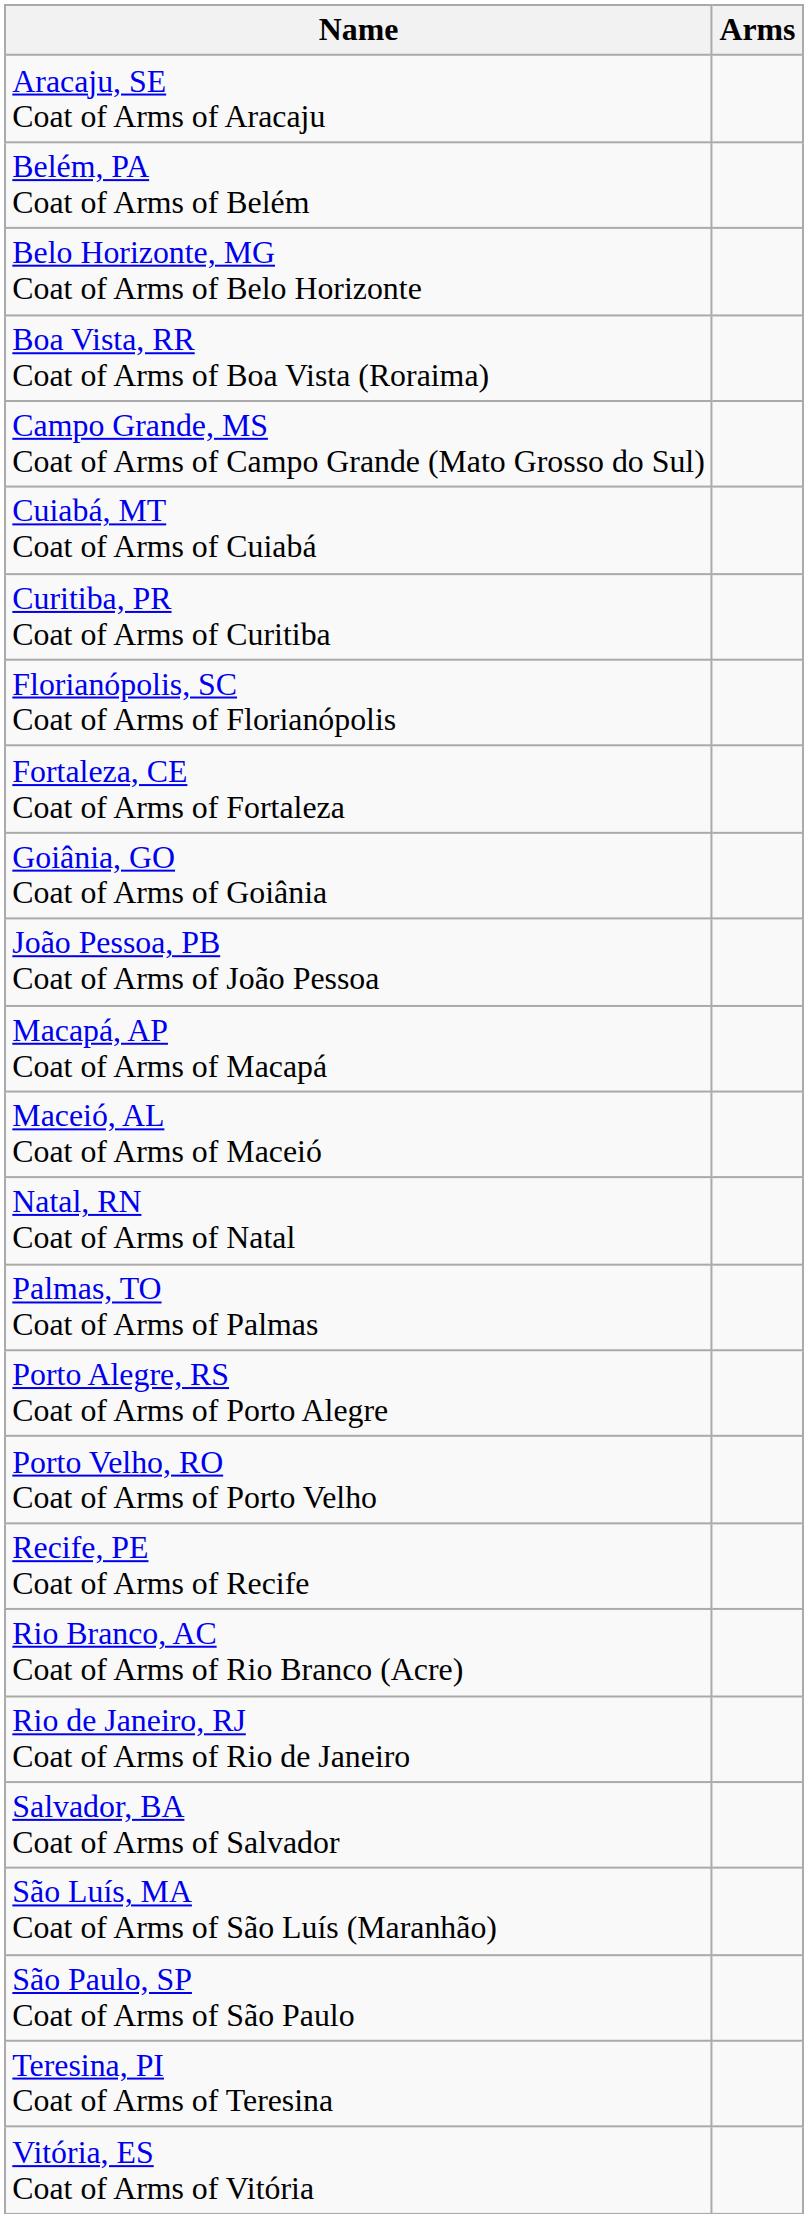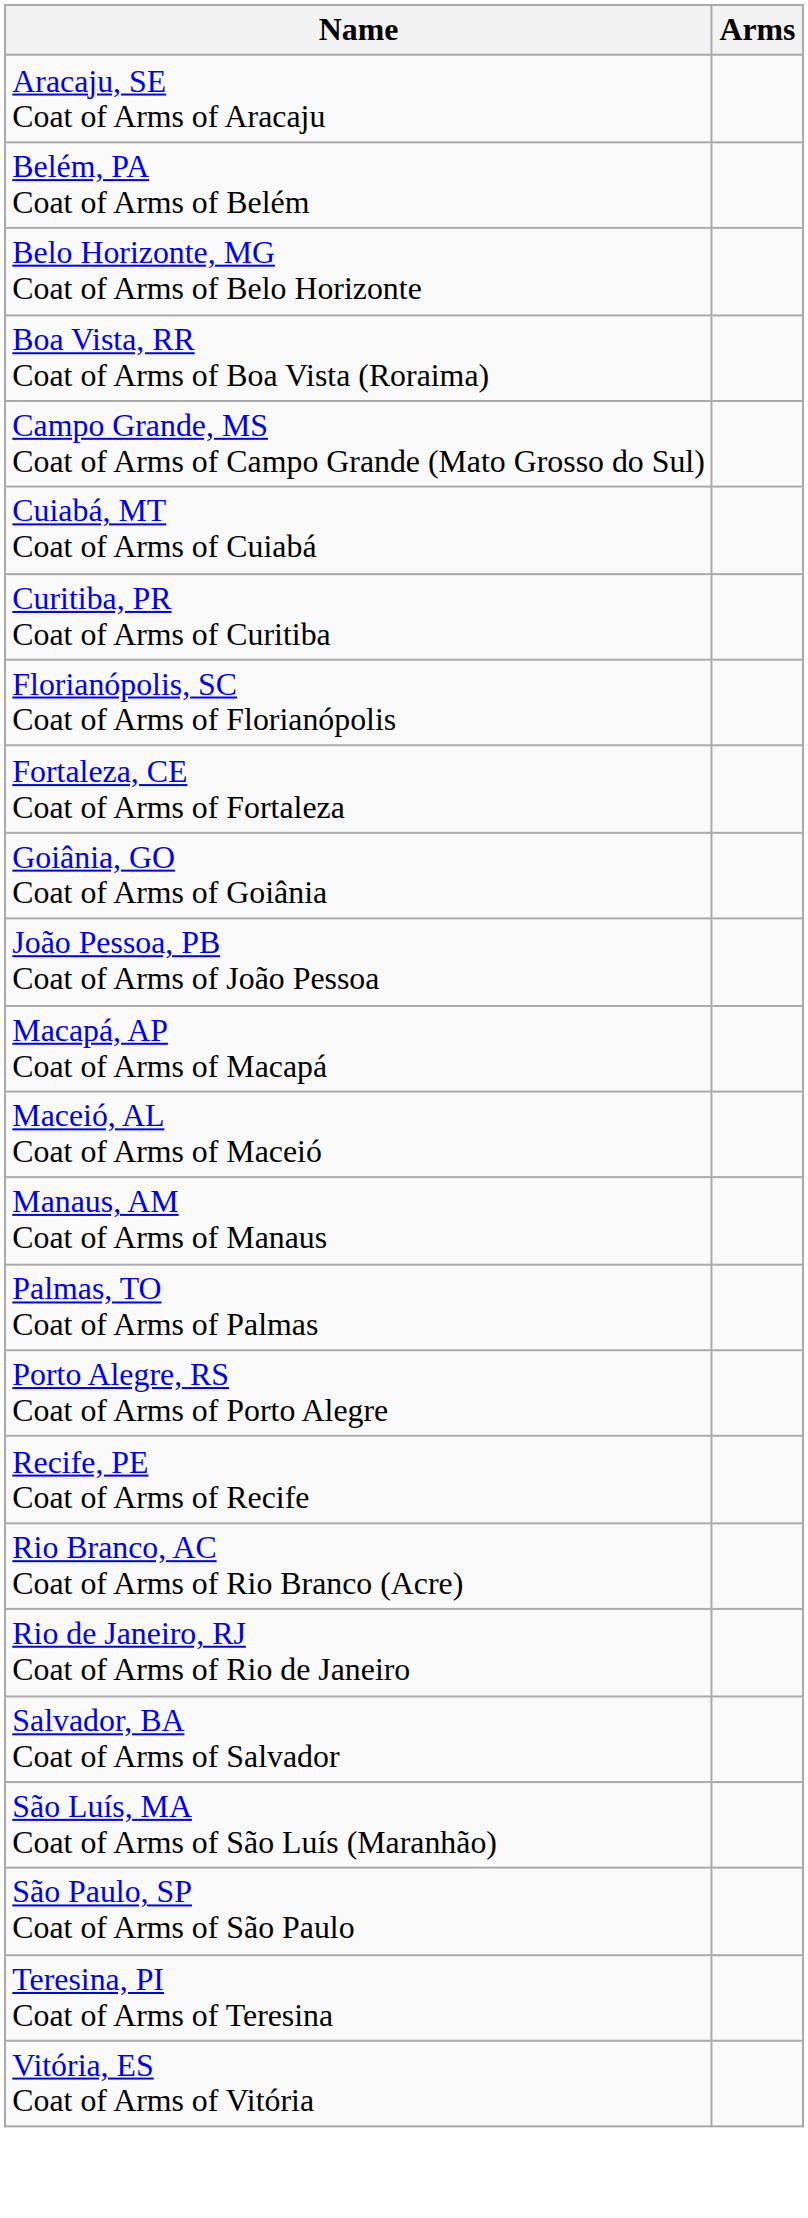+ row: (170, 1220)
- row: (154, 1220)
- row: (195, 1479)
